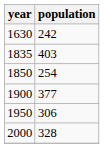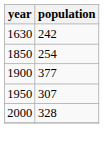- row: (20, 53)
(47, 113) 306 -> (47, 93) 307
